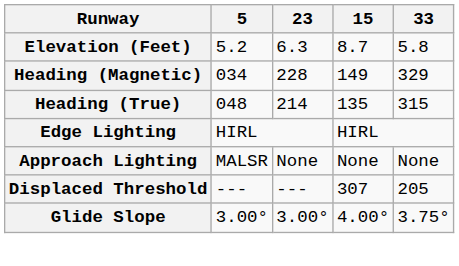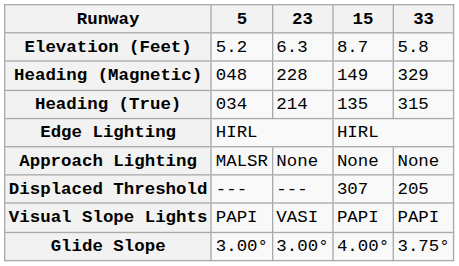(231, 76) 034 -> (231, 76) 048
(231, 104) 048 -> (231, 104) 034
+ row: (108, 218)
